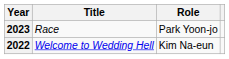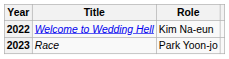rows swapped: (18, 45) <-> (18, 29)
